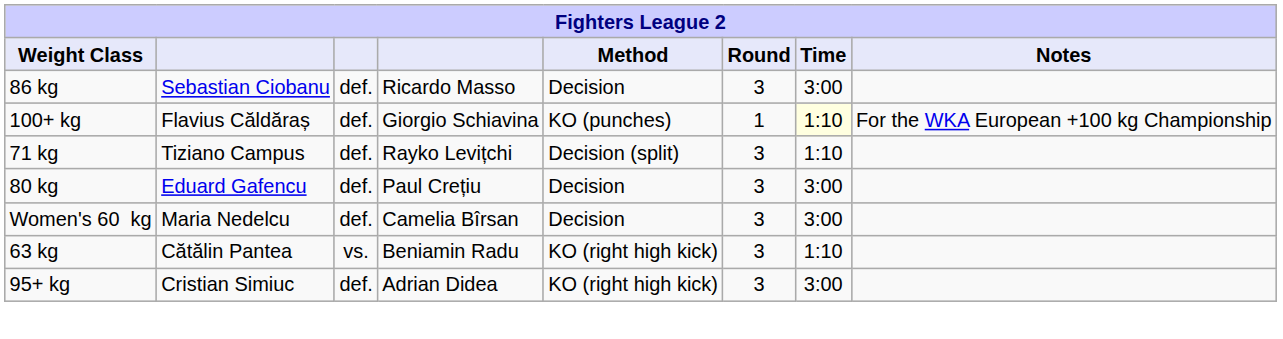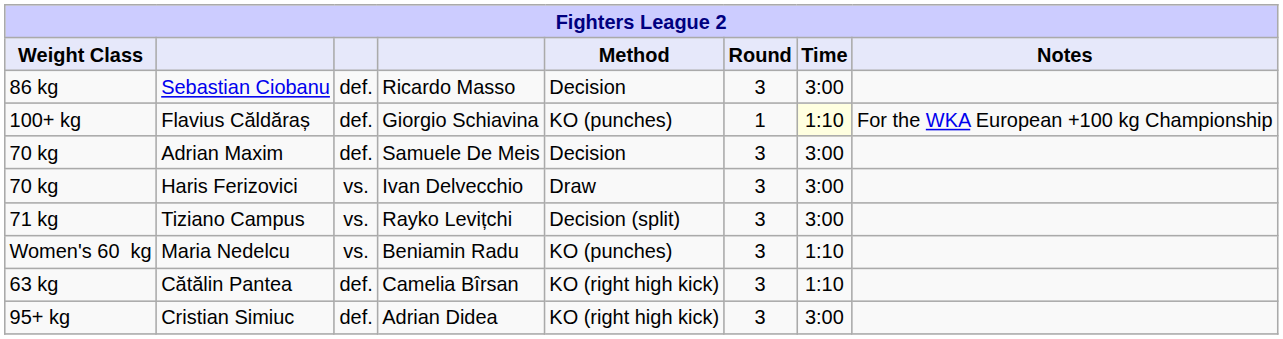+ row: (222, 153)
+ row: (229, 186)
(356, 153) def. -> (356, 218) vs.
(823, 153) 1:10 -> (824, 218) 3:00
- row: (234, 186)
(356, 218) def. -> (356, 251) vs.
(450, 218) Camelia Bîrsan -> (451, 251) Beniamin Radu
(587, 218) Decision -> (611, 251) KO (punches)
(823, 218) 3:00 -> (824, 251) 1:10
(356, 251) vs. -> (356, 284) def.
(451, 251) Beniamin Radu -> (450, 284) Camelia Bîrsan
